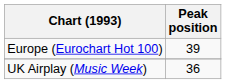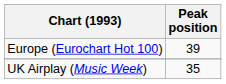(193, 68) 36 -> (193, 68) 35
